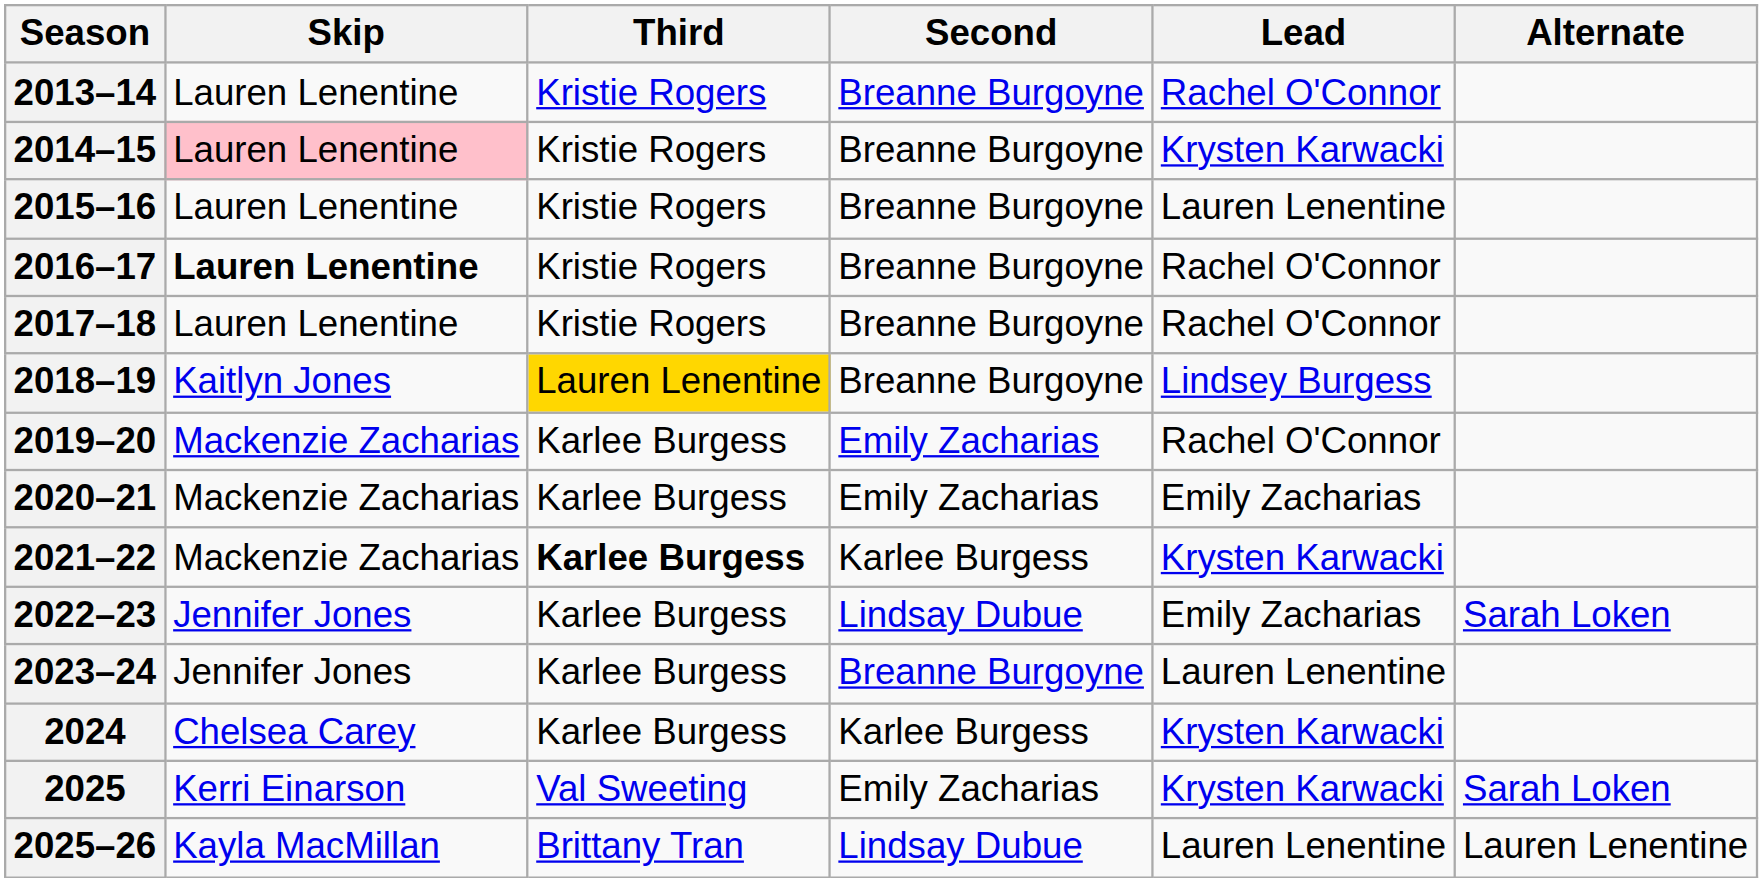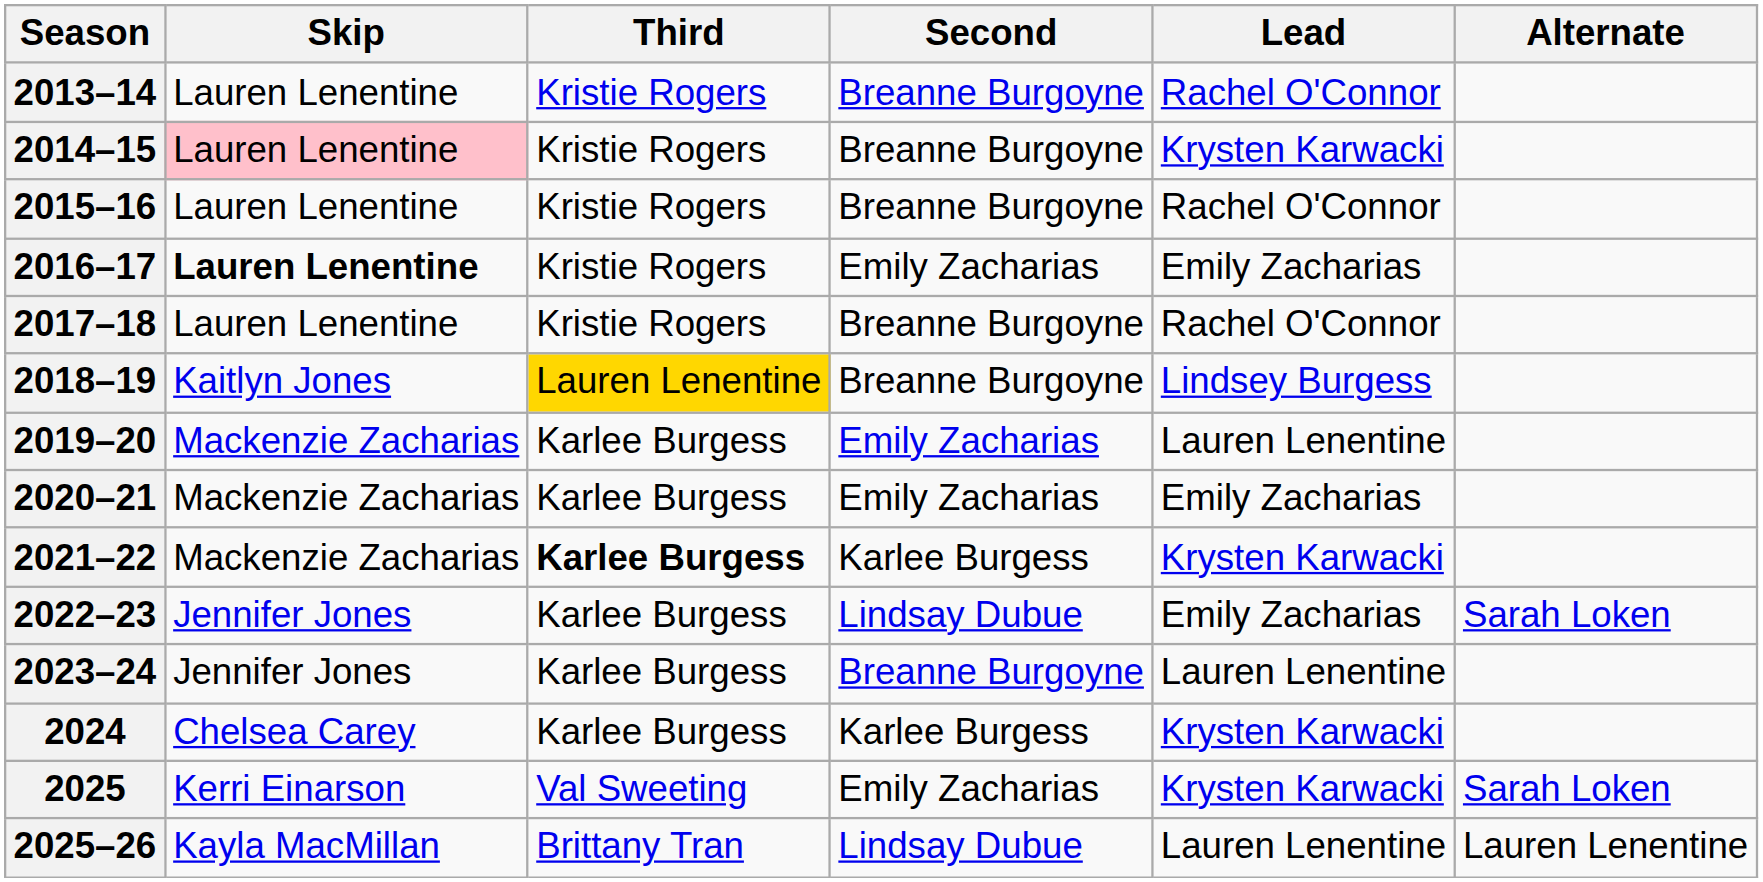(1303, 207) Lauren Lenentine -> (1301, 207) Rachel O'Connor
(991, 265) Breanne Burgoyne -> (969, 265) Emily Zacharias
(1301, 265) Rachel O'Connor -> (1291, 265) Emily Zacharias
(1301, 440) Rachel O'Connor -> (1303, 440) Lauren Lenentine
